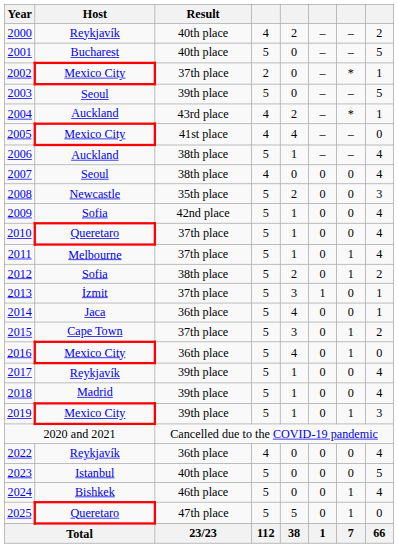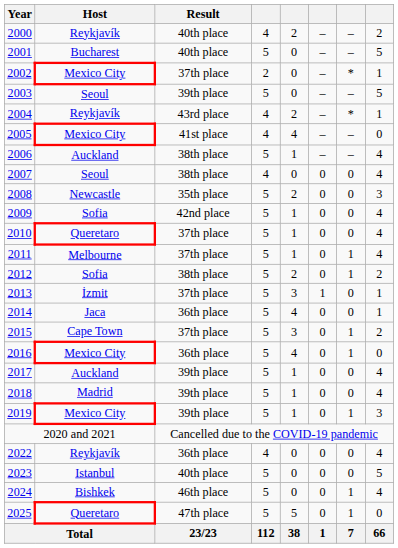(95, 113) Auckland -> (95, 113) Reykjavík
(95, 373) Reykjavík -> (95, 373) Auckland
